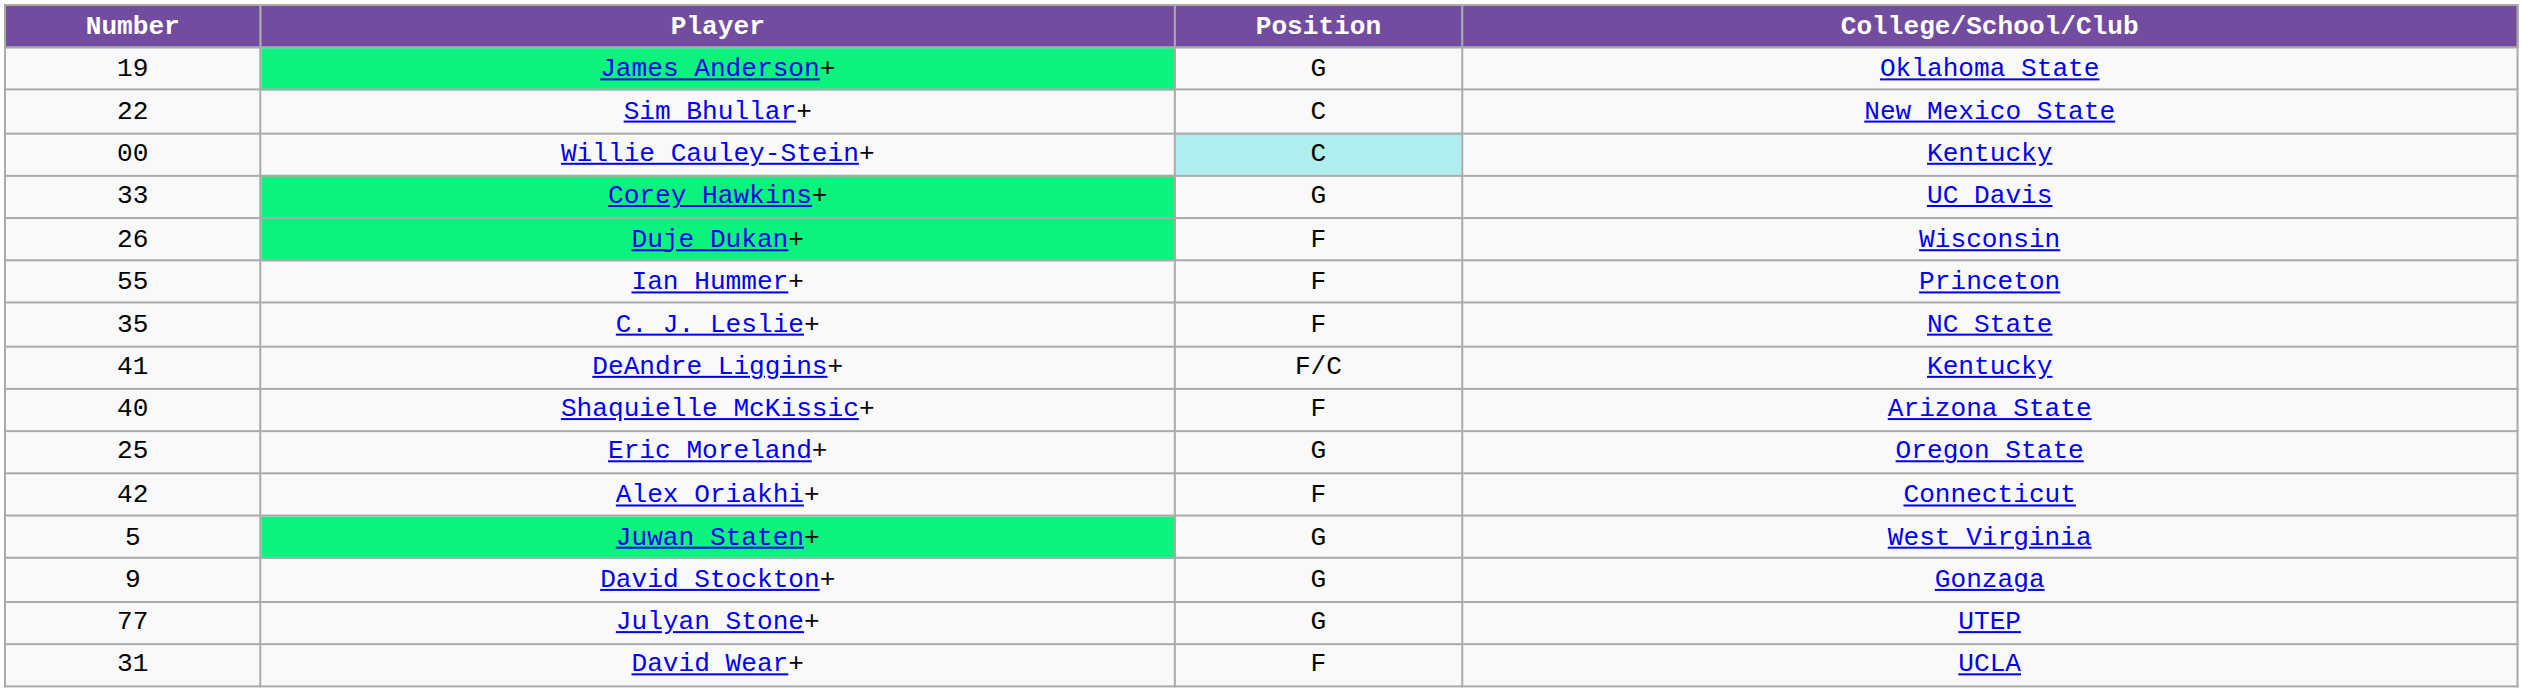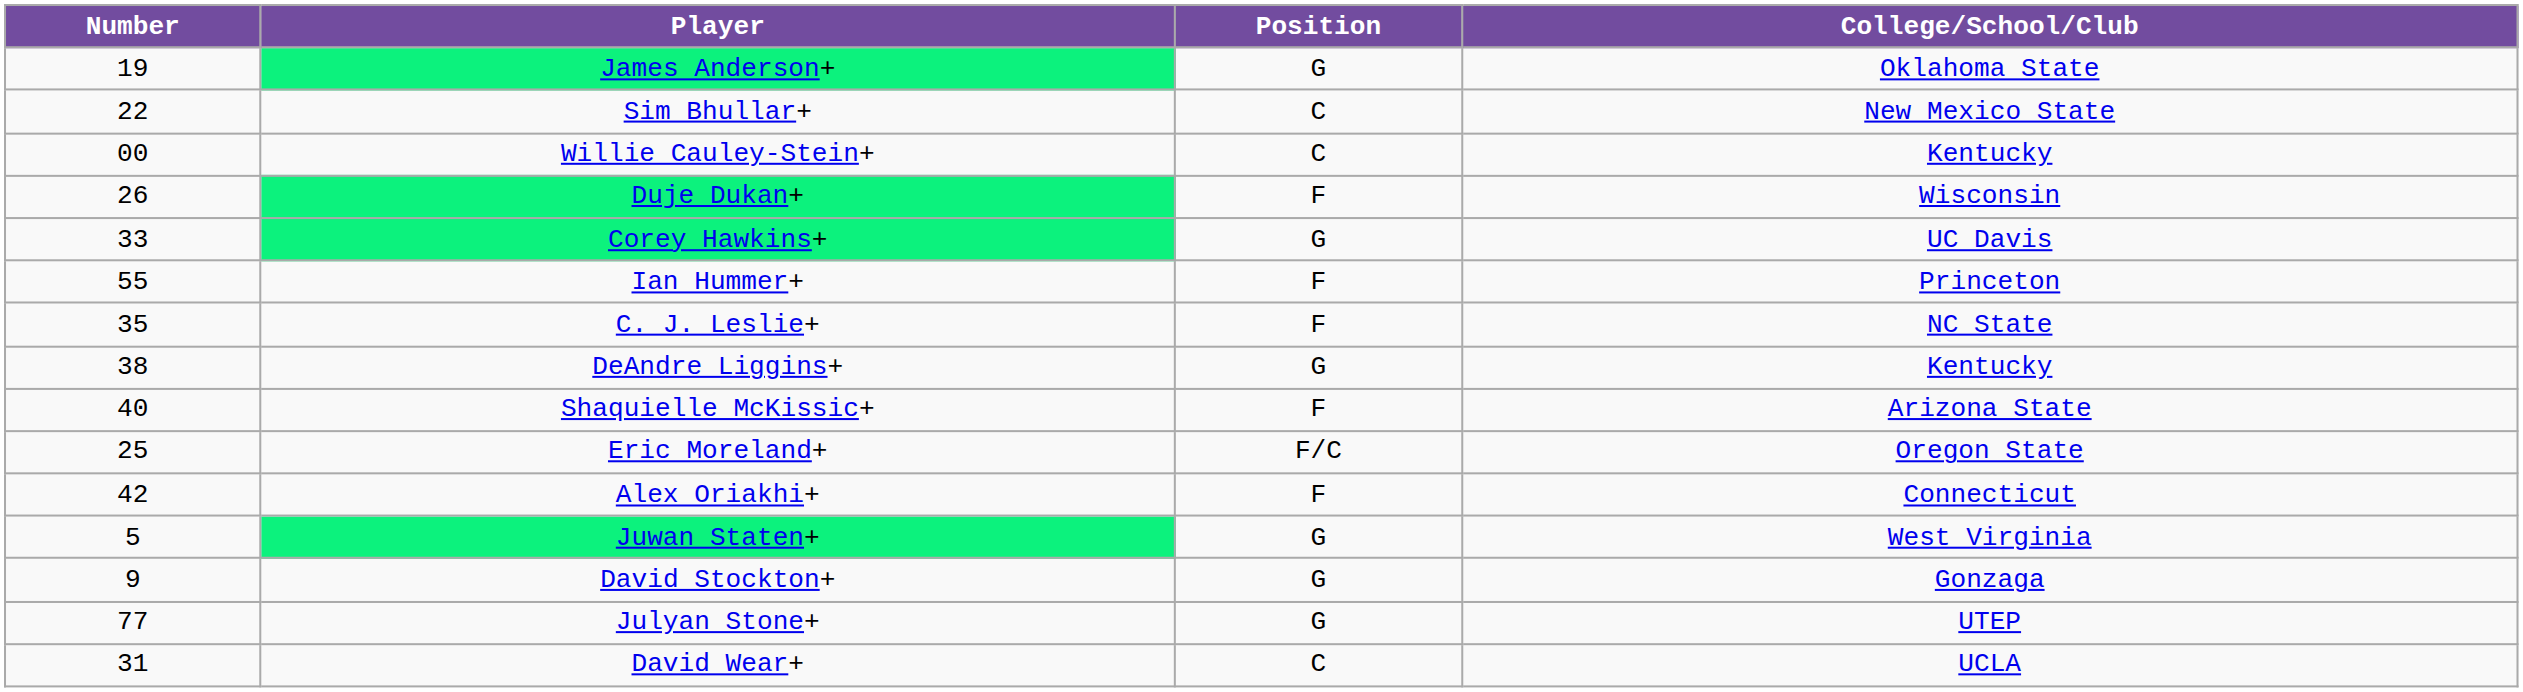(1318, 154) paleturquoise background -> (1318, 154) no background
rows swapped: (718, 239) <-> (718, 197)
(133, 367) 41 -> (133, 367) 38
(1318, 367) F/C -> (1318, 367) G
(1318, 452) G -> (1318, 452) F/C
(1318, 665) F -> (1318, 665) C
